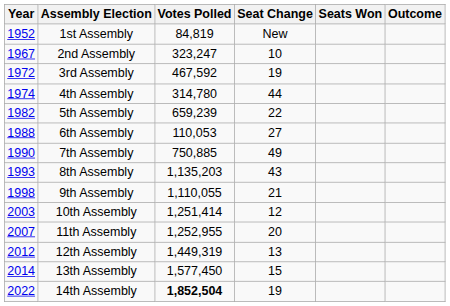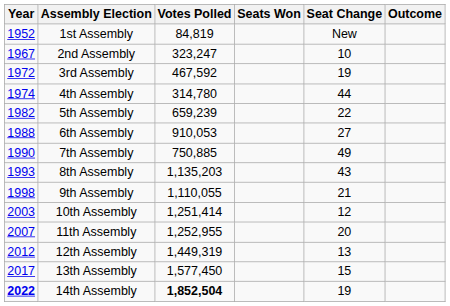columns swapped: (350, 14) <-> (275, 14)
(195, 133) 110,053 -> (195, 133) 910,053
(21, 271) 2014 -> (21, 271) 2017
(21, 291) normal -> (21, 291) bold
